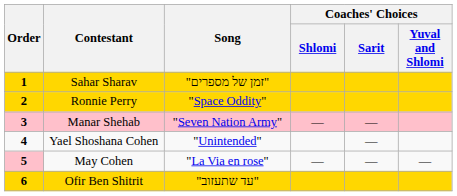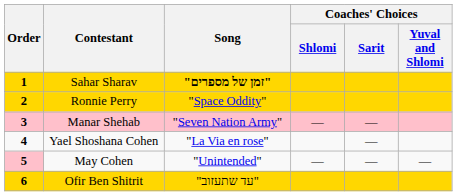(227, 82) normal -> (227, 82) bold
(227, 141) "Unintended" -> (227, 141) "La Via en rose"
(227, 161) "La Via en rose" -> (227, 161) "Unintended"
